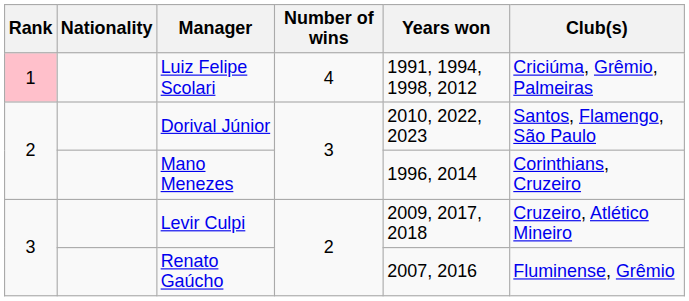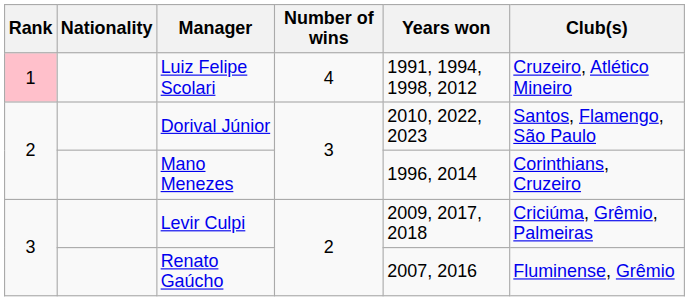(585, 77) Criciúma, Grêmio, Palmeiras -> (581, 77) Cruzeiro, Atlético Mineiro
(581, 223) Cruzeiro, Atlético Mineiro -> (585, 223) Criciúma, Grêmio, Palmeiras
